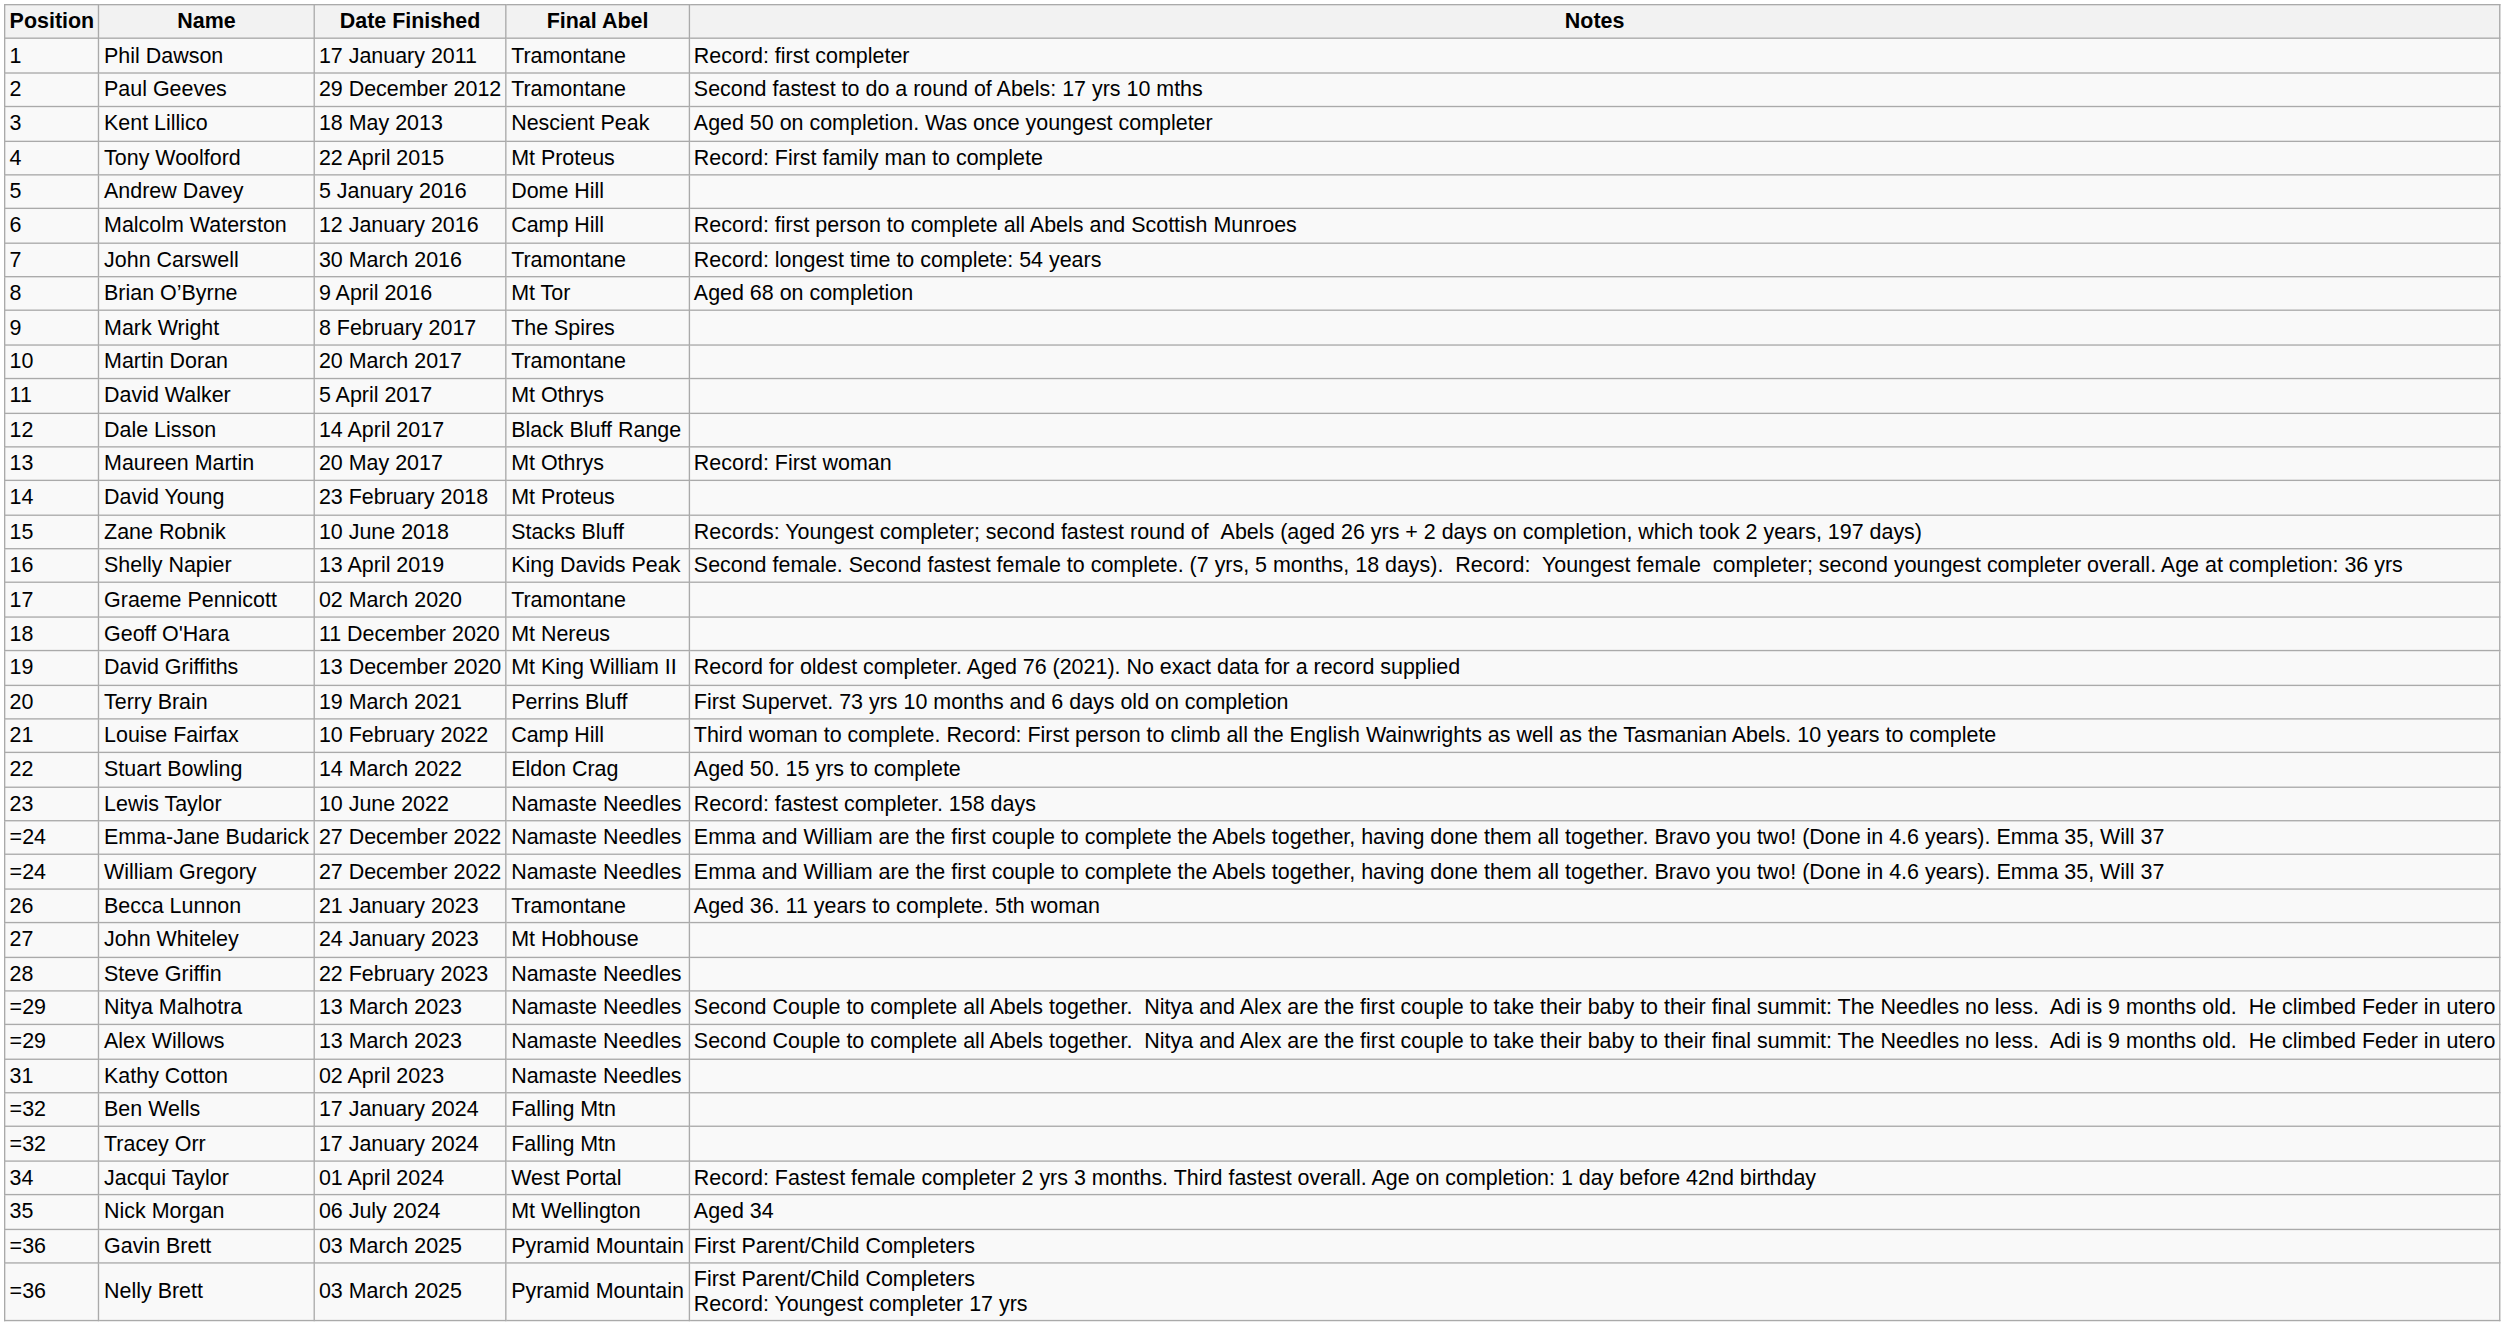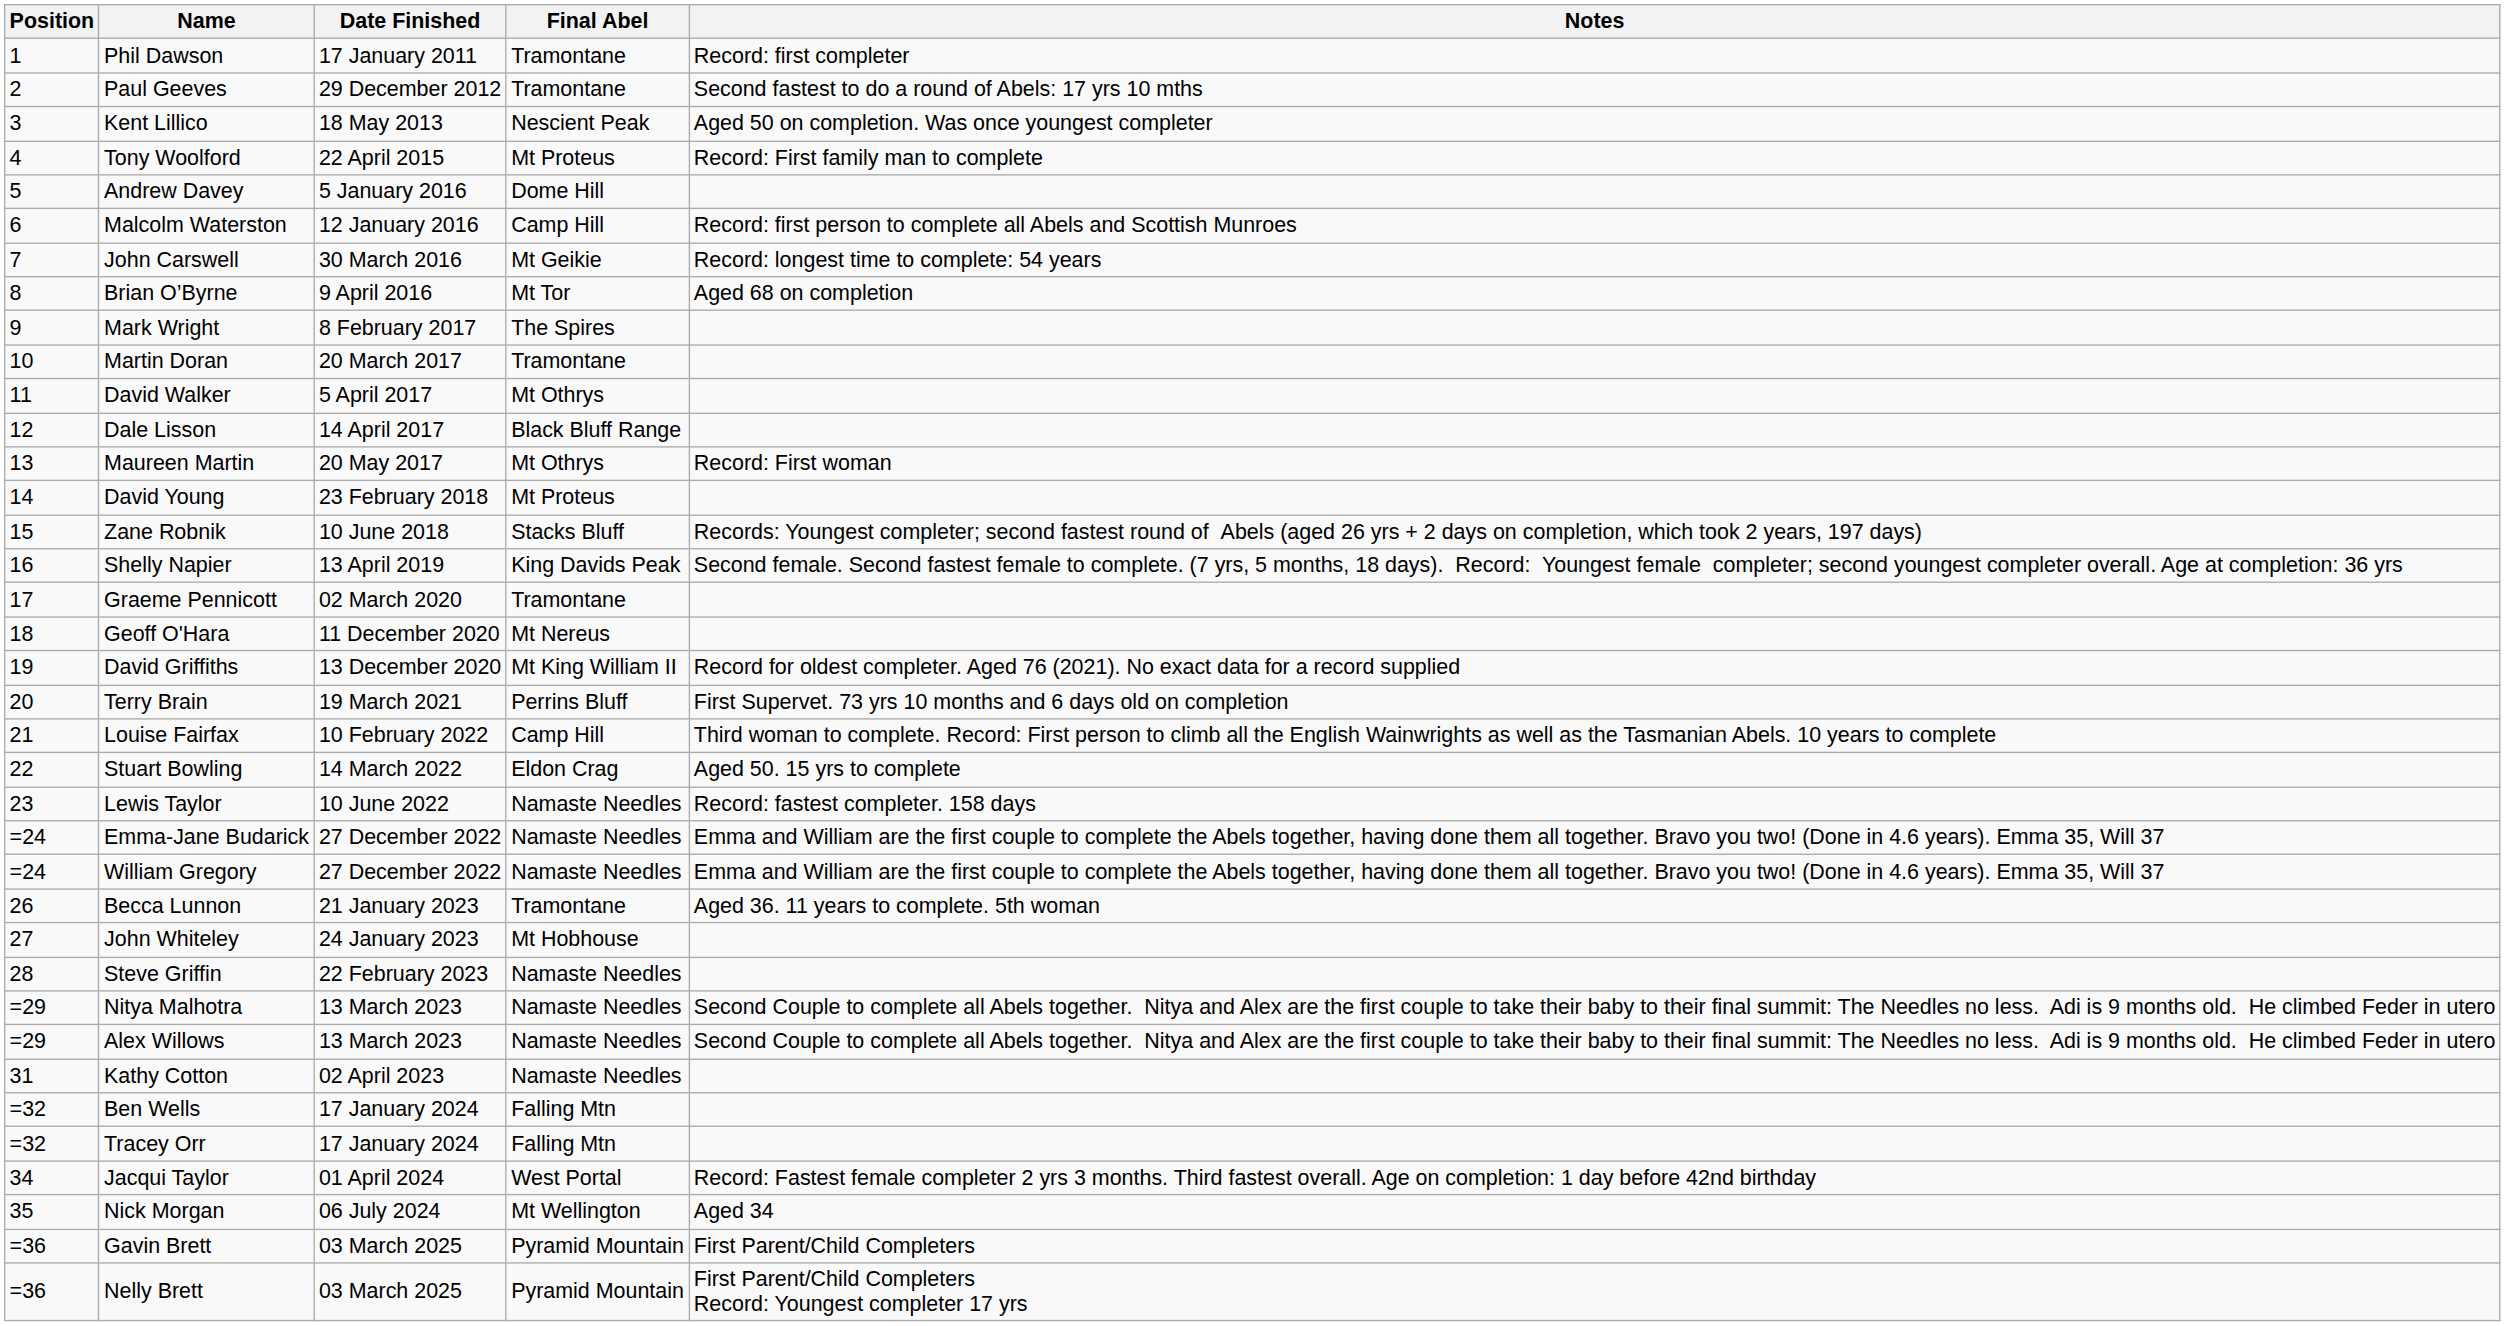(569, 259) Tramontane -> (556, 259) Mt Geikie
